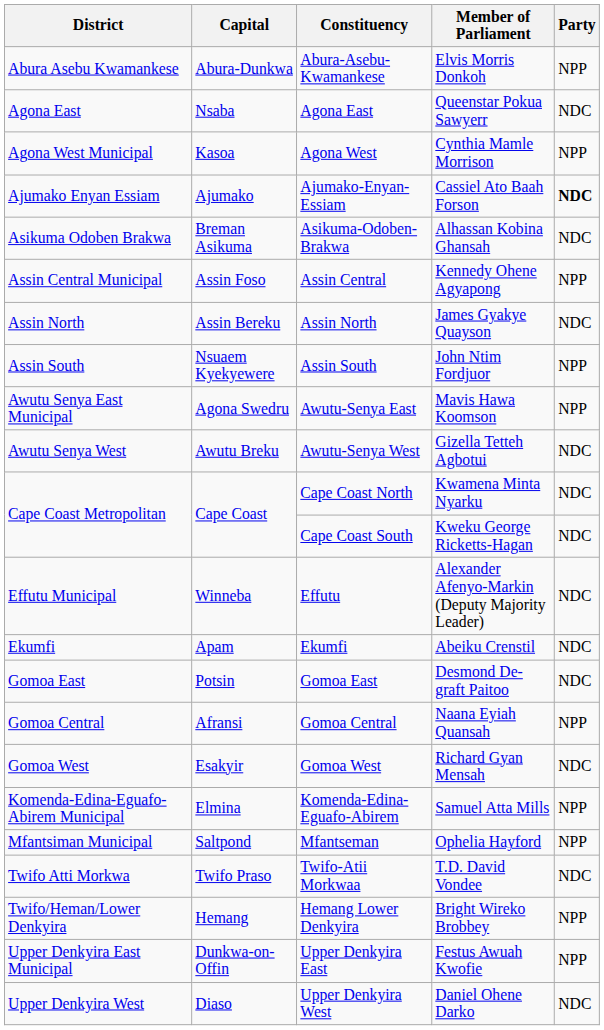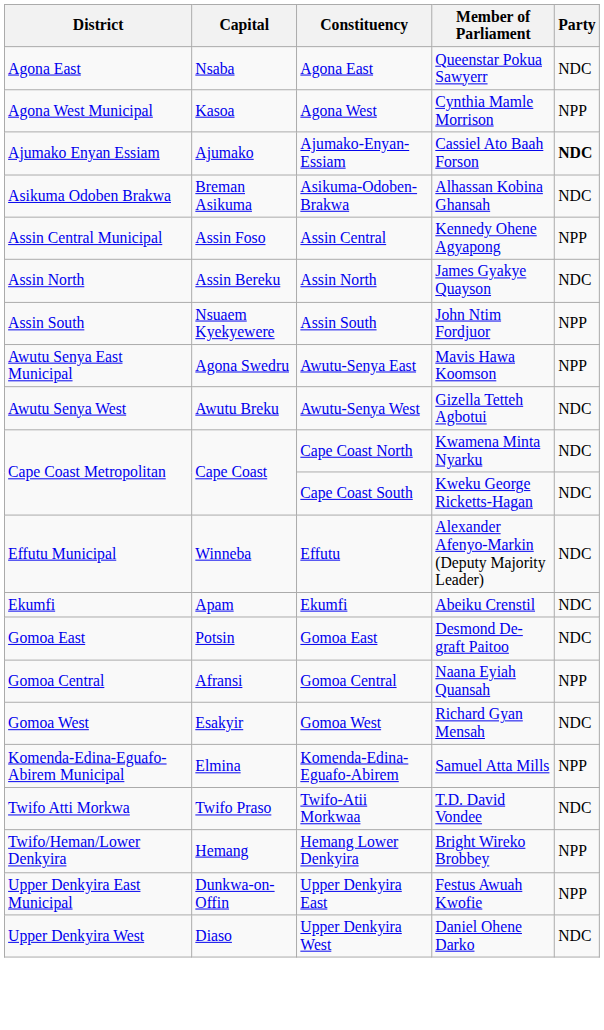- row: (345, 68)
- row: (340, 842)
